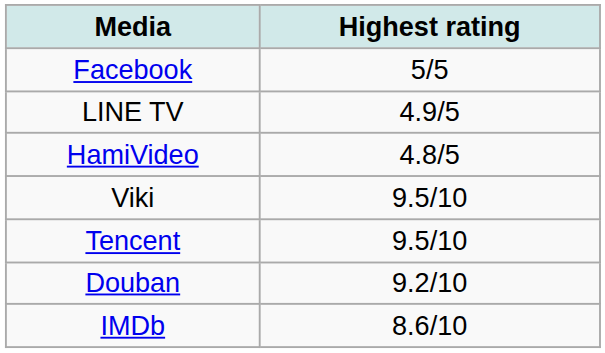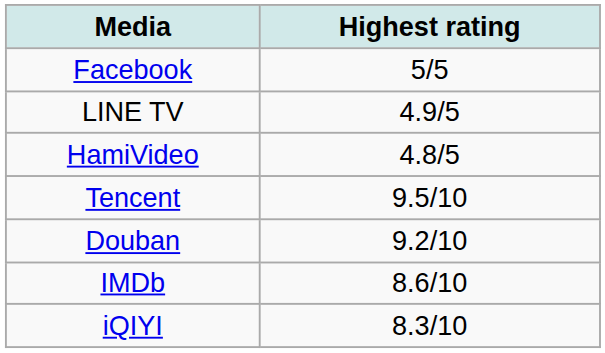- row: (133, 197)
+ row: (133, 326)
